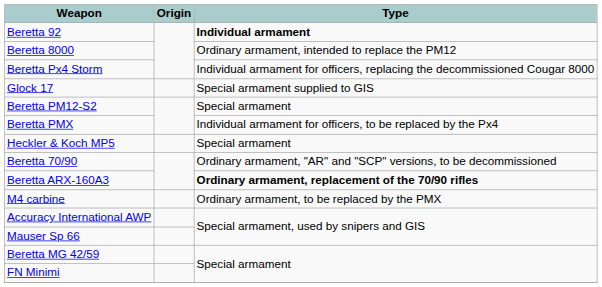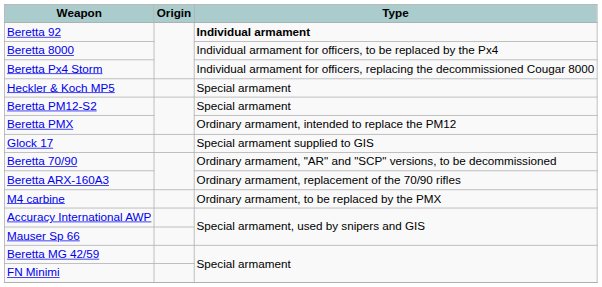(326, 50) Ordinary armament, intended to replace the PM12 -> (347, 50) Individual armament for officers, to be replaced by the Px4
rows swapped: (30, 87) <-> (61, 143)
(347, 124) Individual armament for officers, to be replaced by the Px4 -> (326, 124) Ordinary armament, intended to replace the PM12
(337, 180) bold -> (329, 180) normal
